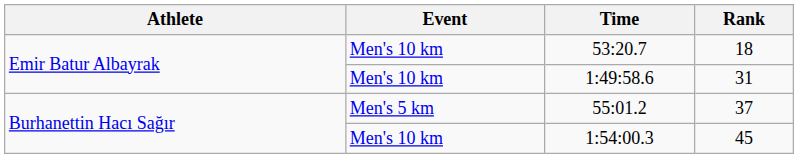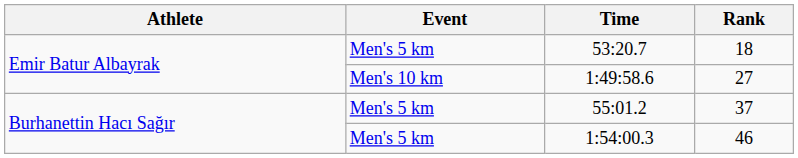(396, 49) Men's 10 km -> (392, 49) Men's 5 km
(744, 79) 31 -> (744, 79) 27
(396, 138) Men's 10 km -> (392, 138) Men's 5 km
(744, 138) 45 -> (744, 138) 46
